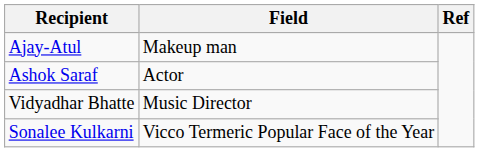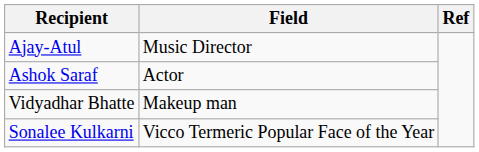(190, 47) Makeup man -> (197, 47) Music Director
(197, 103) Music Director -> (190, 103) Makeup man
